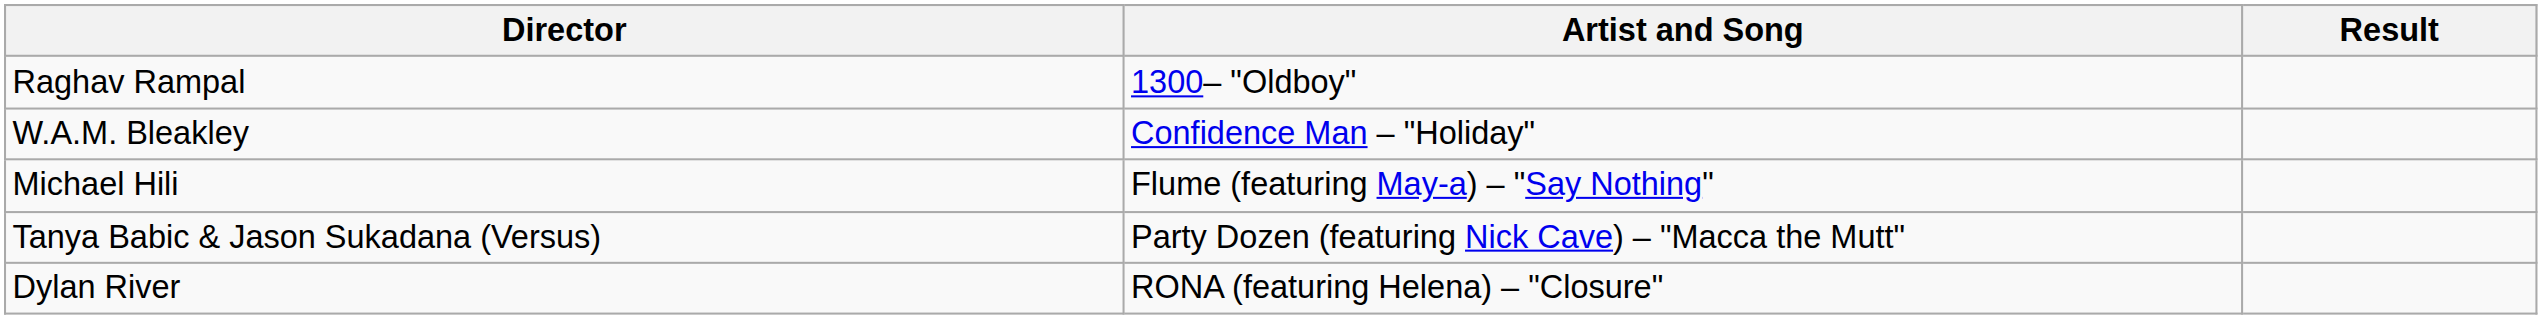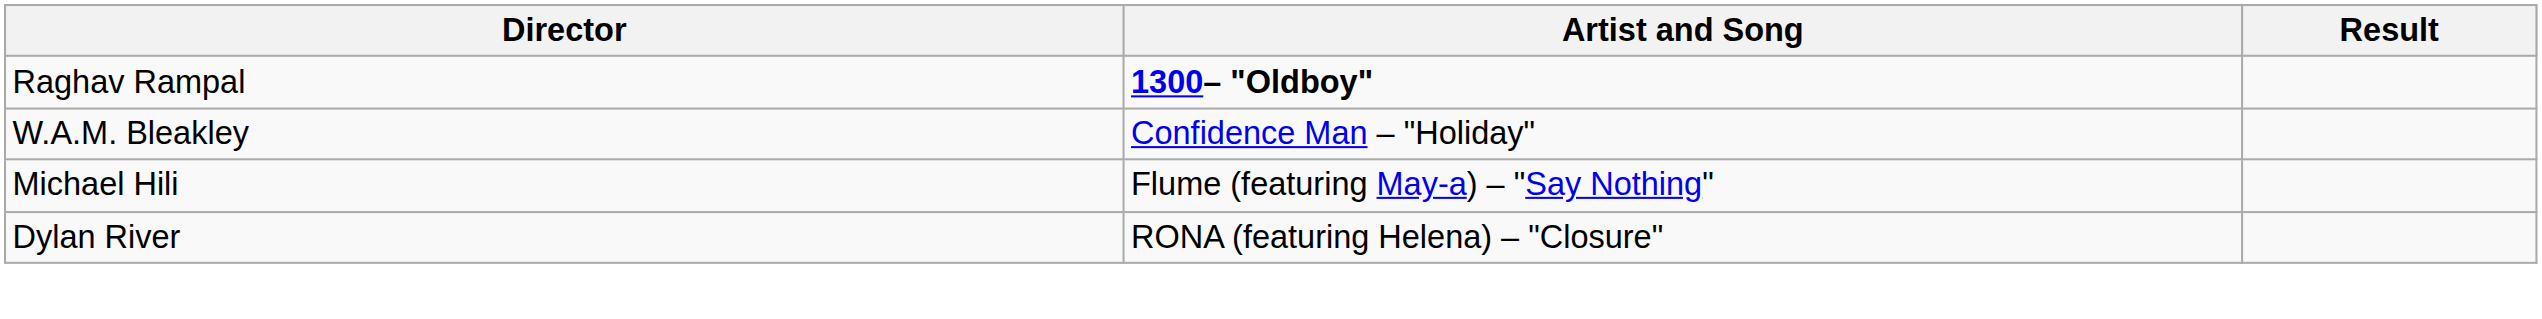(1244, 81) normal -> (1252, 81) bold
- row: (307, 236)
